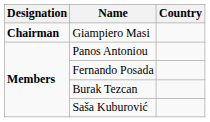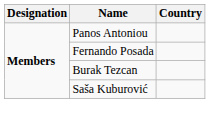- row: (111, 32)
